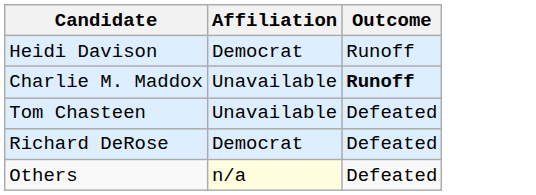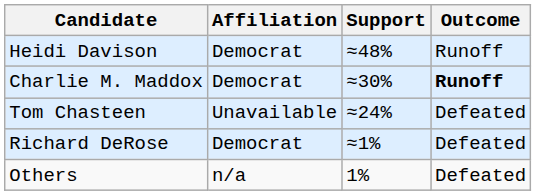+ column: (386, 20)
(275, 82) Unavailable -> (257, 82) Democrat
(229, 175) lightyellow background -> (229, 175) no background
